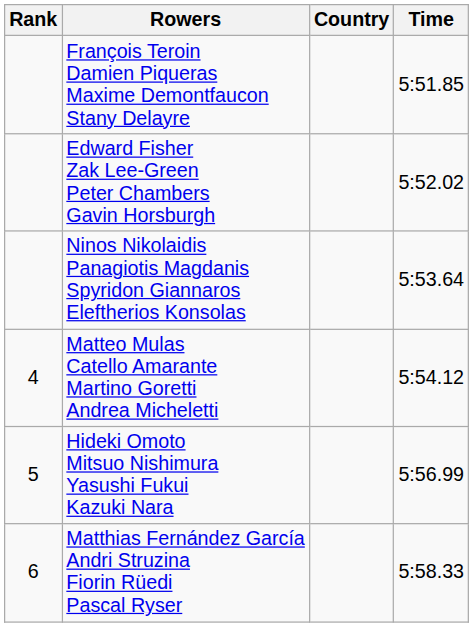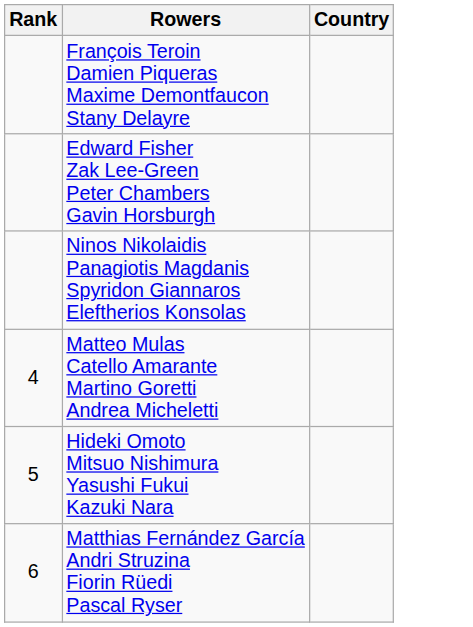- column: (431, 20)
